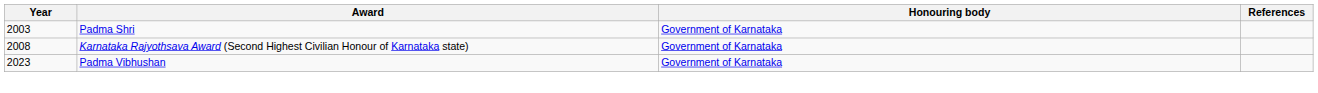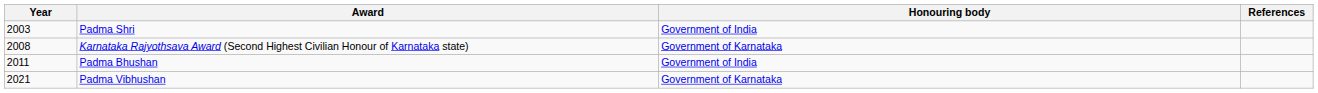(722, 29) Government of Karnataka -> (709, 29) Government of India
+ row: (119, 63)
(19, 63) 2023 -> (19, 79) 2021
